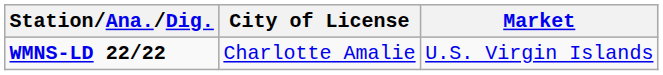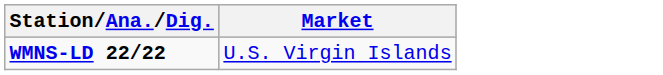- column: (319, 21)
